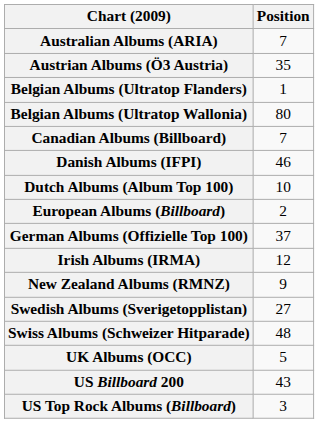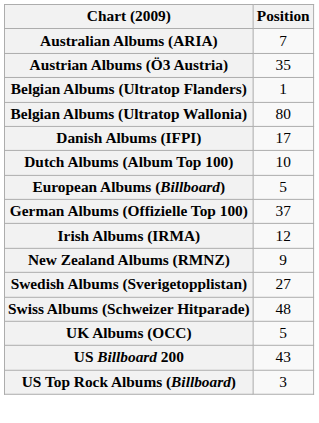- row: (129, 138)
(283, 162) 46 -> (283, 138) 17
(283, 211) 2 -> (283, 187) 5
